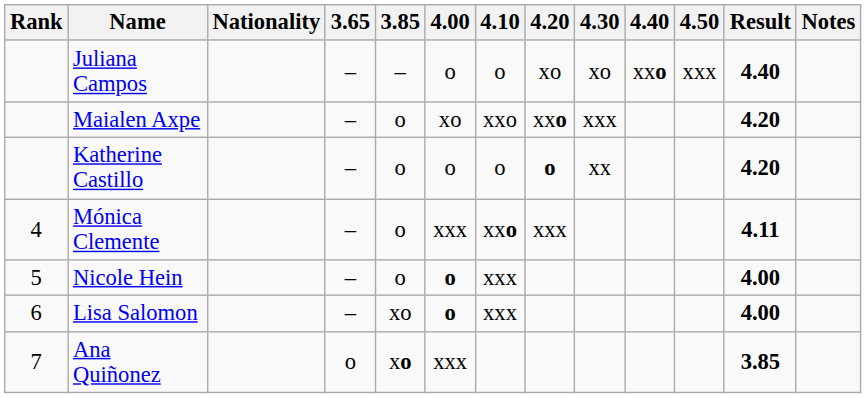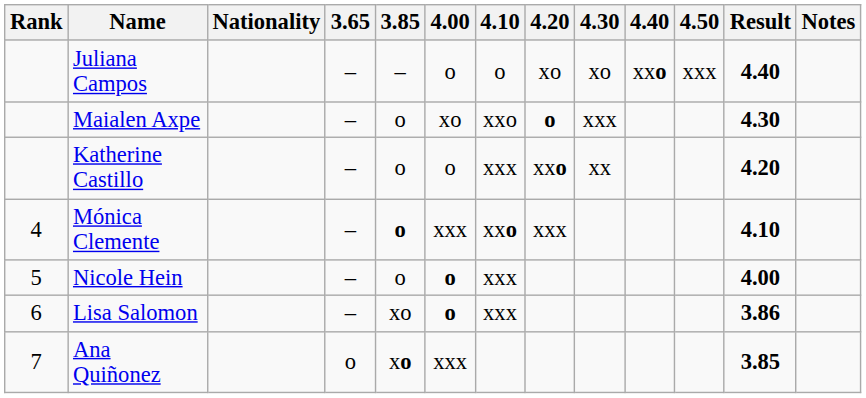(550, 119) xxo -> (550, 119) o
(760, 119) 4.20 -> (760, 119) 4.30
(500, 167) o -> (500, 167) xxx
(550, 167) o -> (550, 167) xxo
(400, 228) normal -> (400, 228) bold
(760, 228) 4.11 -> (760, 228) 4.10
(760, 313) 4.00 -> (760, 313) 3.86
